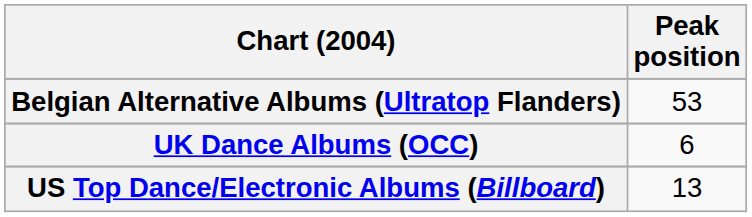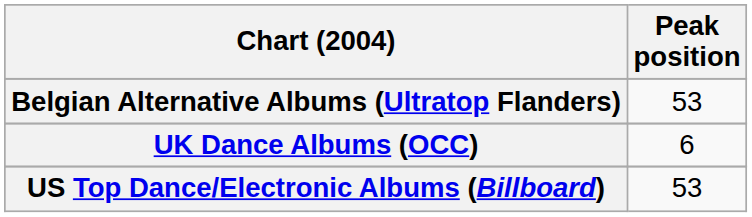(687, 188) 13 -> (687, 188) 53
